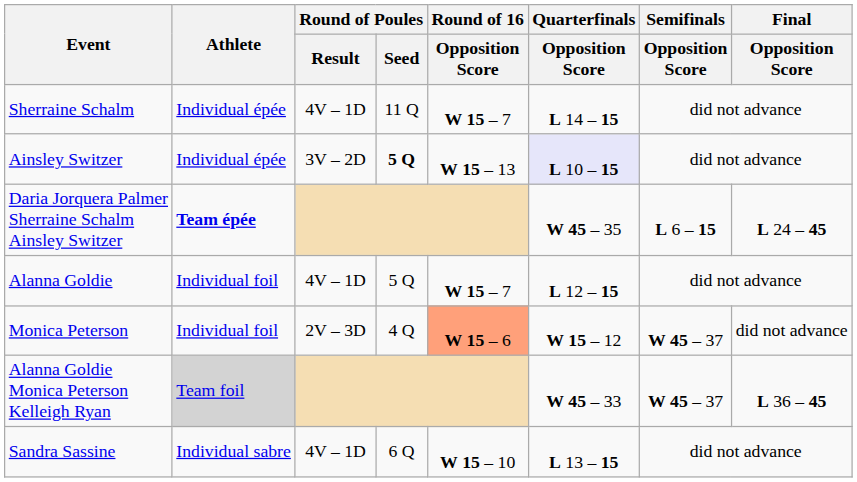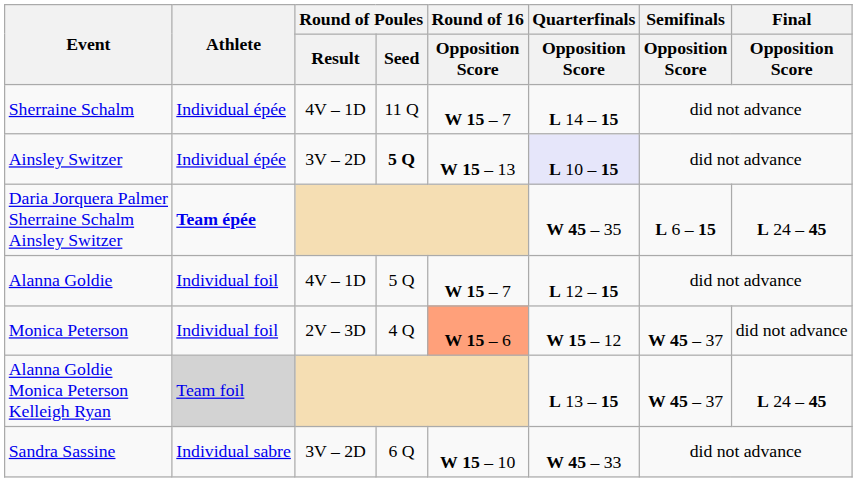(584, 401) W 45 – 33 -> (584, 401) L 13 – 15
(792, 401) L 36 – 45 -> (792, 401) L 24 – 45
(335, 451) 4V – 1D -> (335, 451) 3V – 2D
(584, 462) L 13 – 15 -> (584, 462) W 45 – 33
